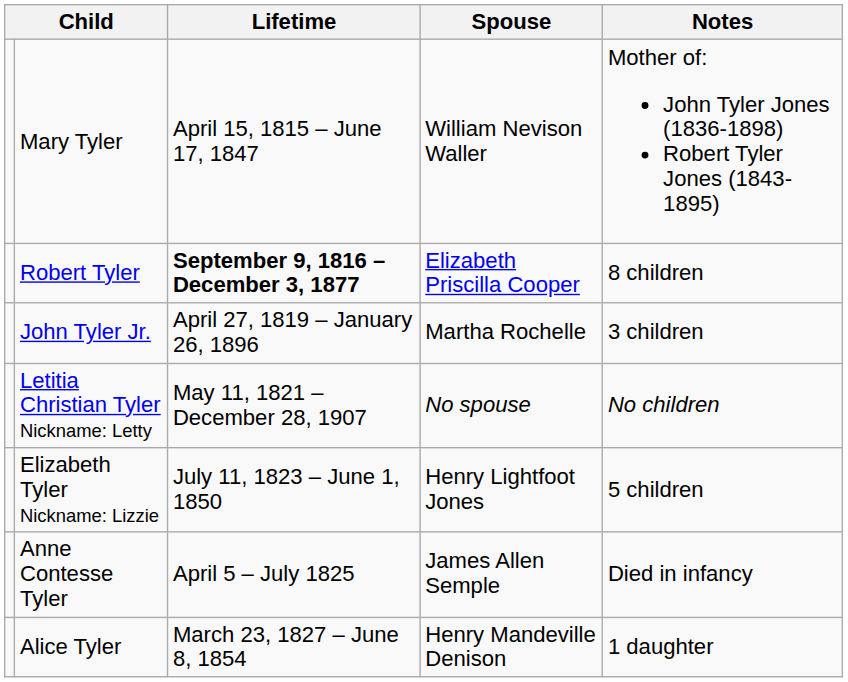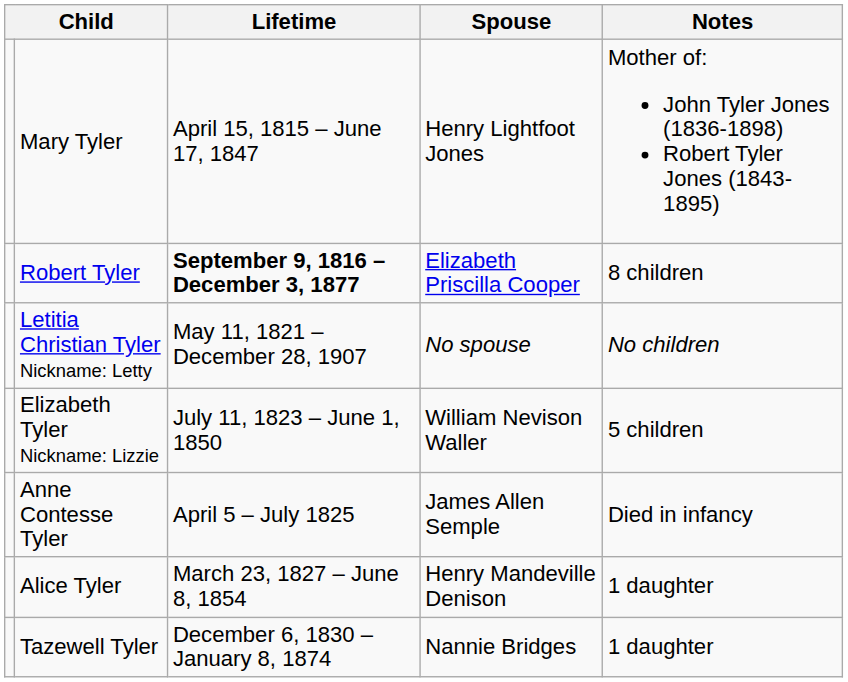(504, 141) William Nevison Waller -> (500, 141) Henry Lightfoot Jones
- row: (85, 332)
(500, 489) Henry Lightfoot Jones -> (504, 429) William Nevison Waller
+ row: (89, 646)
